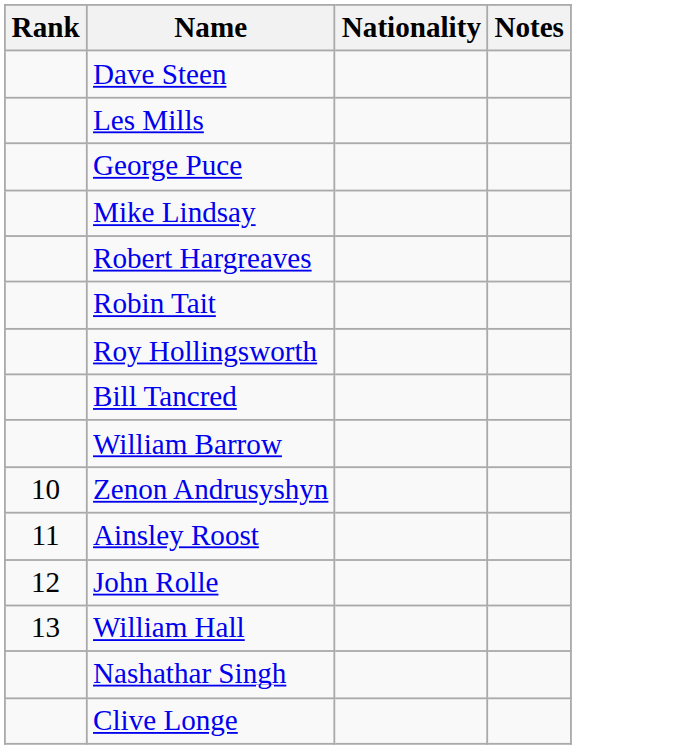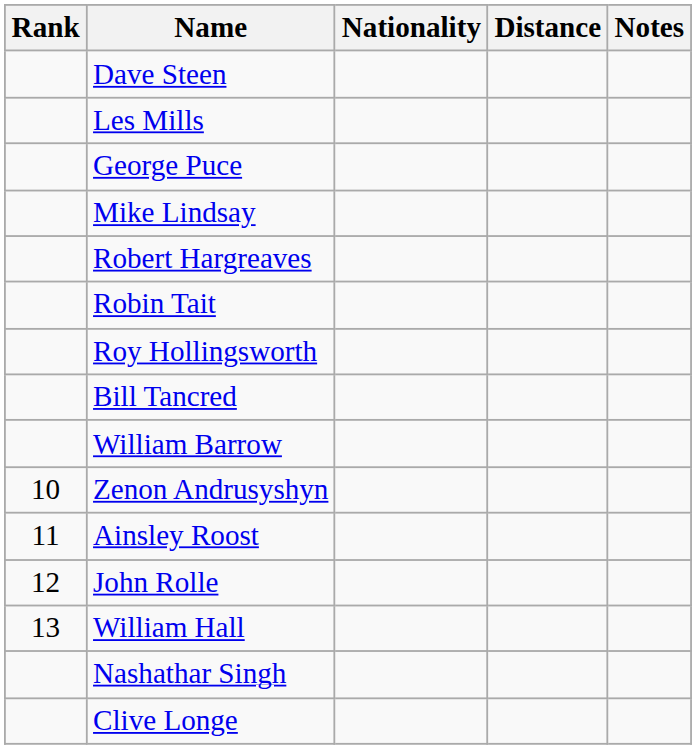+ column: (548, 27)
